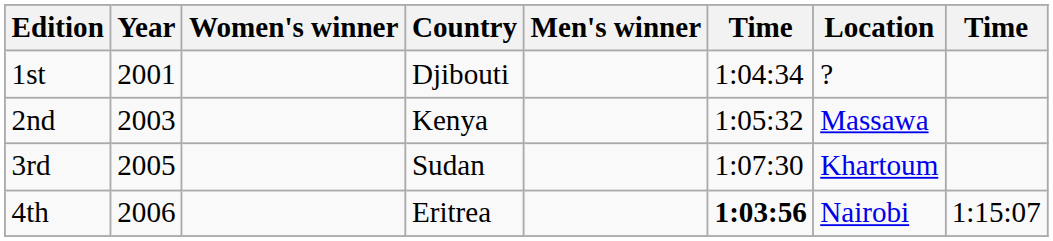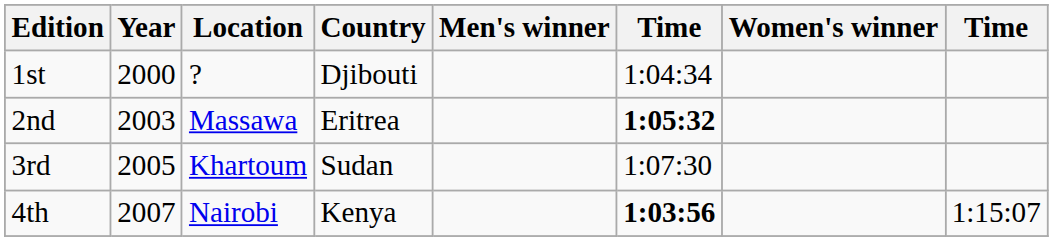columns swapped: (879, 27) <-> (294, 27)
(146, 73) 2001 -> (146, 73) 2000
(450, 119) Kenya -> (360, 119) Eritrea
(759, 119) normal -> (669, 119) bold
(146, 212) 2006 -> (146, 212) 2007
(452, 212) Eritrea -> (358, 212) Kenya
